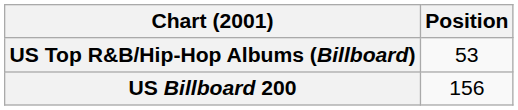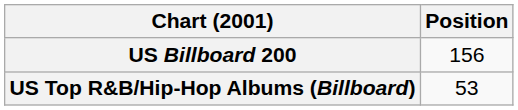rows swapped: (212, 88) <-> (212, 54)
